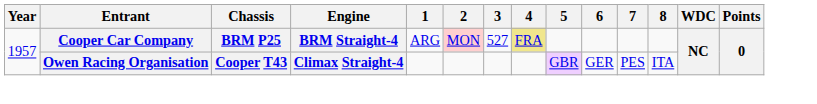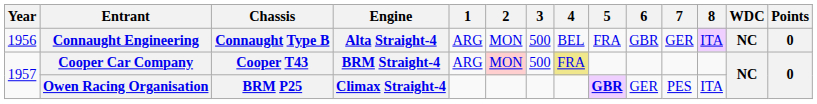+ row: (126, 40)
(251, 40) BRM P25 -> (272, 63) Cooper T43
(497, 40) 527 -> (540, 63) 500
(251, 63) Cooper T43 -> (272, 87) BRM P25
(564, 63) normal -> (607, 87) bold
